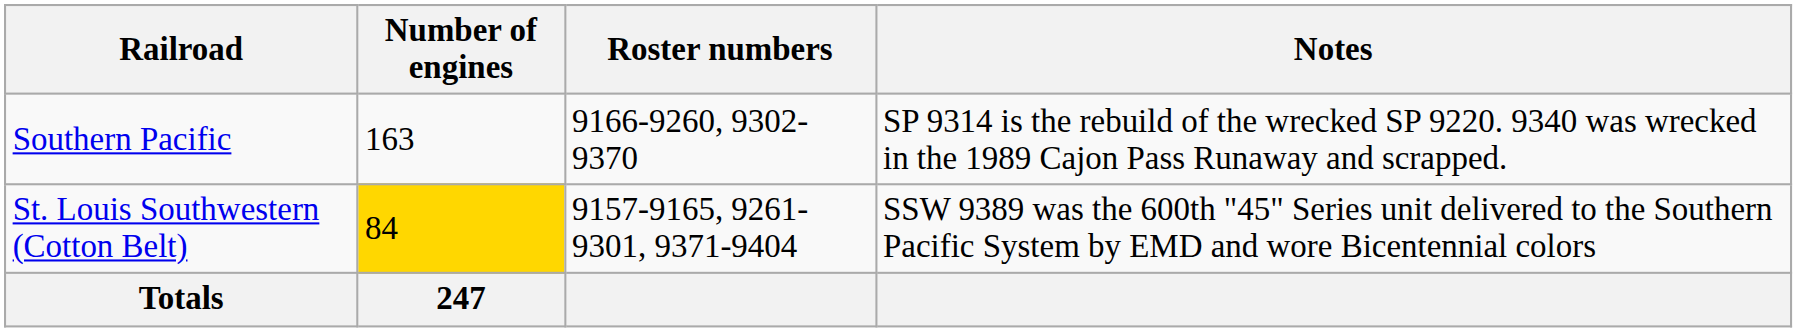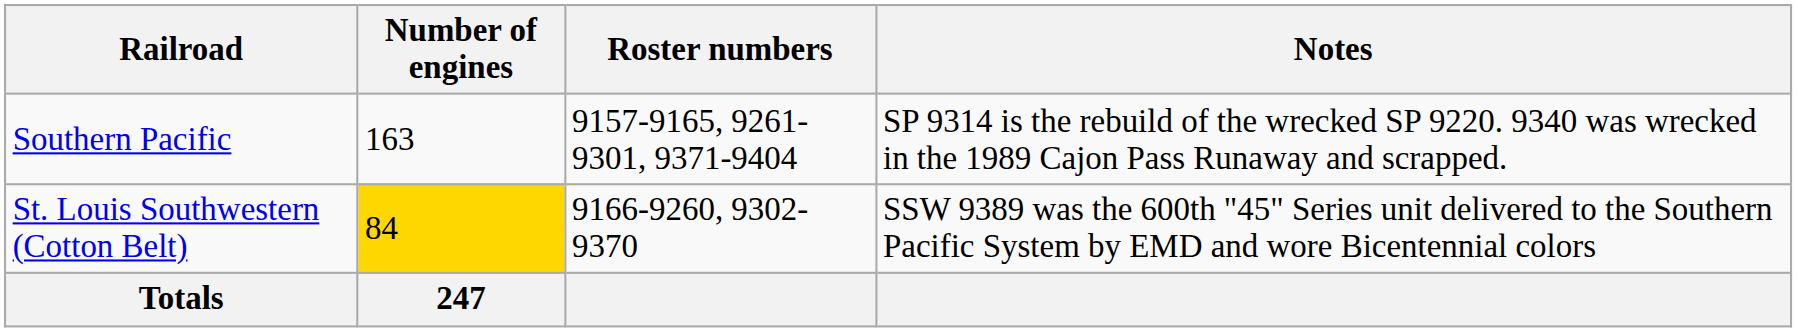(690, 138) 9166-9260, 9302-9370 -> (690, 138) 9157-9165, 9261-9301, 9371-9404
(690, 227) 9157-9165, 9261-9301, 9371-9404 -> (690, 227) 9166-9260, 9302-9370
